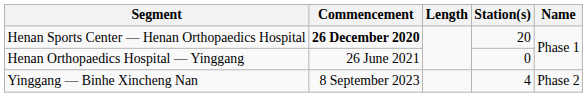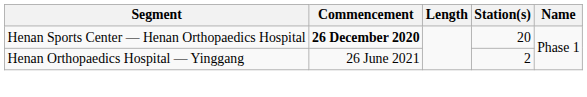(527, 59) 0 -> (527, 59) 2
- row: (103, 80)
